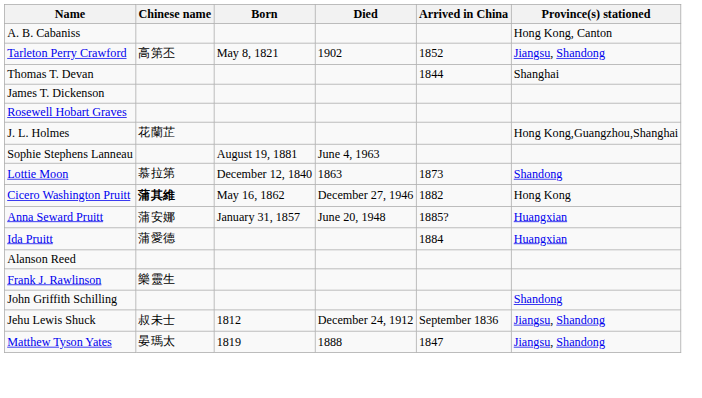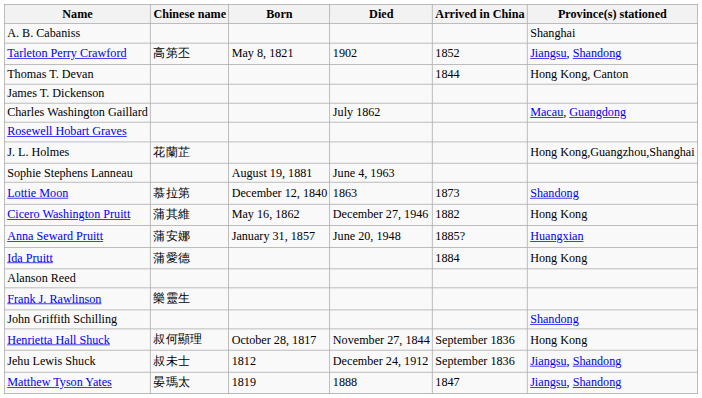(563, 33) Hong Kong, Canton -> (553, 33) Shanghai
(536, 74) Shanghai -> (579, 74) Hong Kong, Canton
+ row: (78, 112)
(157, 195) bold -> (172, 214) normal
(540, 238) Huangxian -> (559, 258) Hong Kong
+ row: (59, 339)
